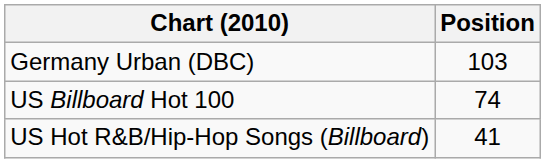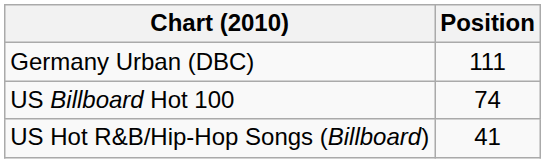(488, 61) 103 -> (488, 61) 111
